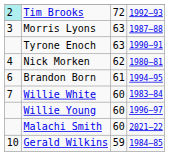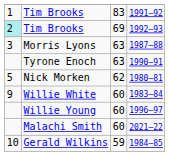+ row: (54, 13)
(119, 13) 72 -> (119, 29) 69
(10, 61) 4 -> (10, 78) 5
- row: (60, 78)
(10, 94) 7 -> (10, 94) 9
